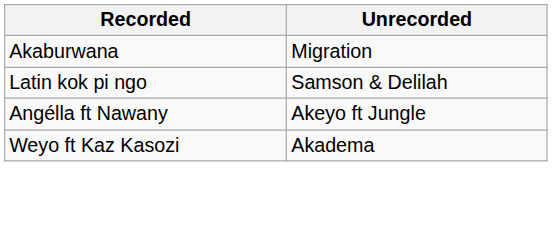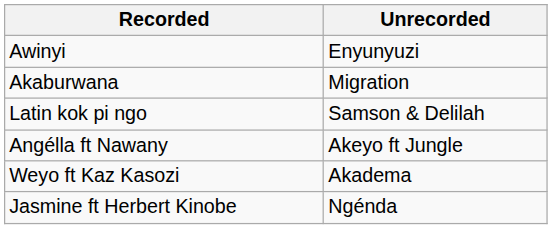+ row: (37, 51)
+ row: (123, 207)
